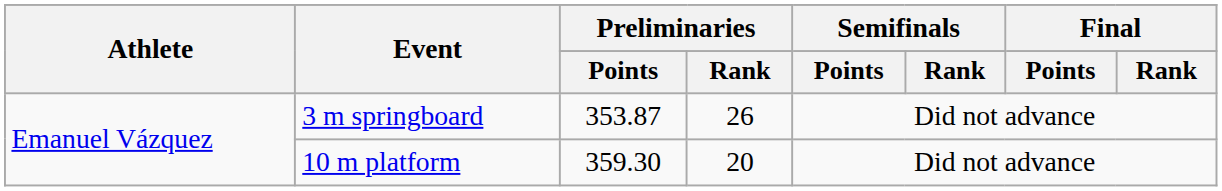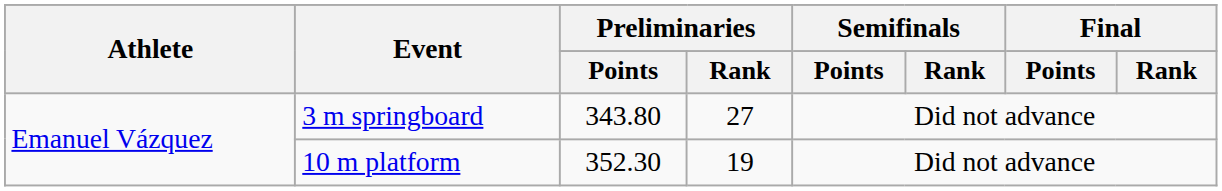(623, 116) 353.87 -> (623, 116) 343.80
(740, 116) 26 -> (740, 116) 27
(623, 162) 359.30 -> (623, 162) 352.30
(740, 162) 20 -> (740, 162) 19
